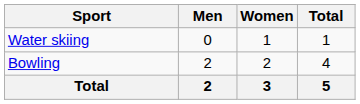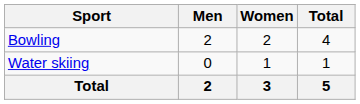rows swapped: (34, 63) <-> (49, 39)
